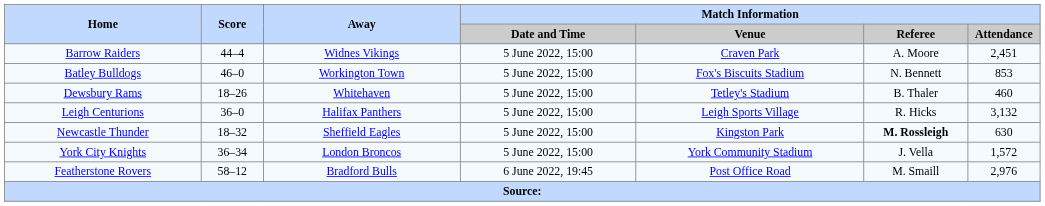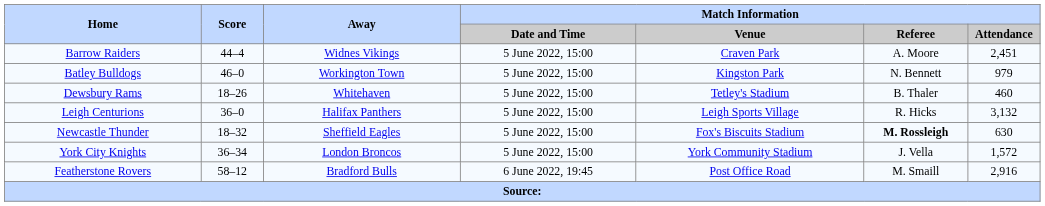(750, 73) Fox's Biscuits Stadium -> (750, 73) Kingston Park
(1004, 73) 853 -> (1004, 73) 979
(750, 132) Kingston Park -> (750, 132) Fox's Biscuits Stadium
(1004, 171) 2,976 -> (1004, 171) 2,916
